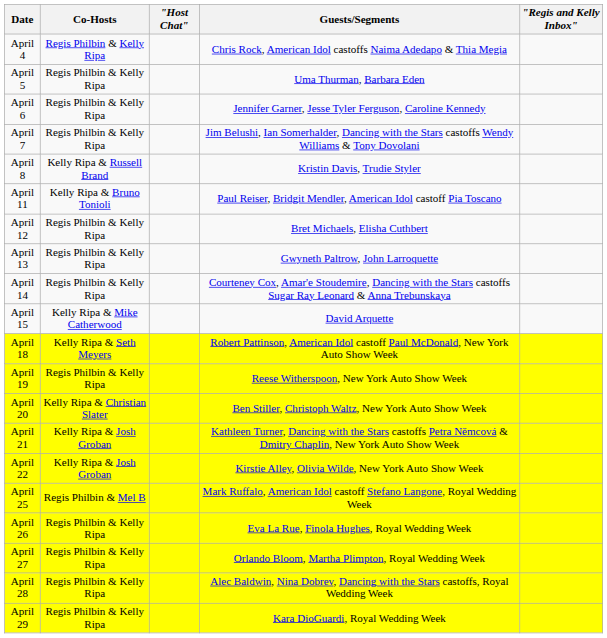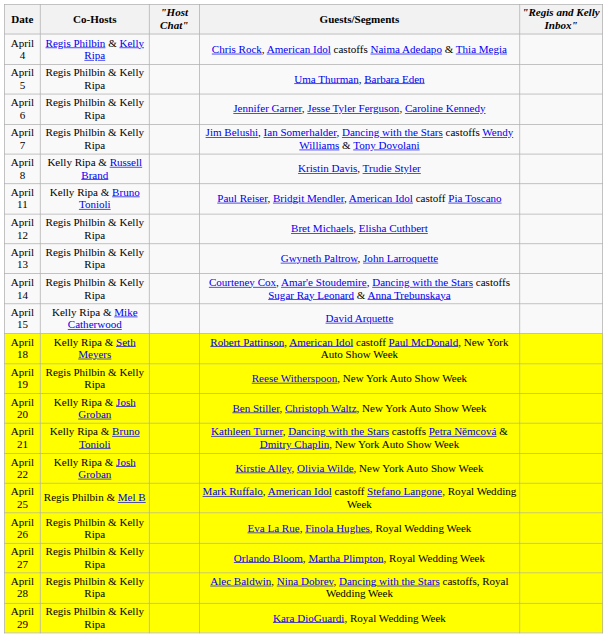(95, 408) Kelly Ripa & Christian Slater -> (95, 408) Kelly Ripa & Josh Groban
(95, 438) Kelly Ripa & Josh Groban -> (95, 438) Kelly Ripa & Bruno Tonioli
